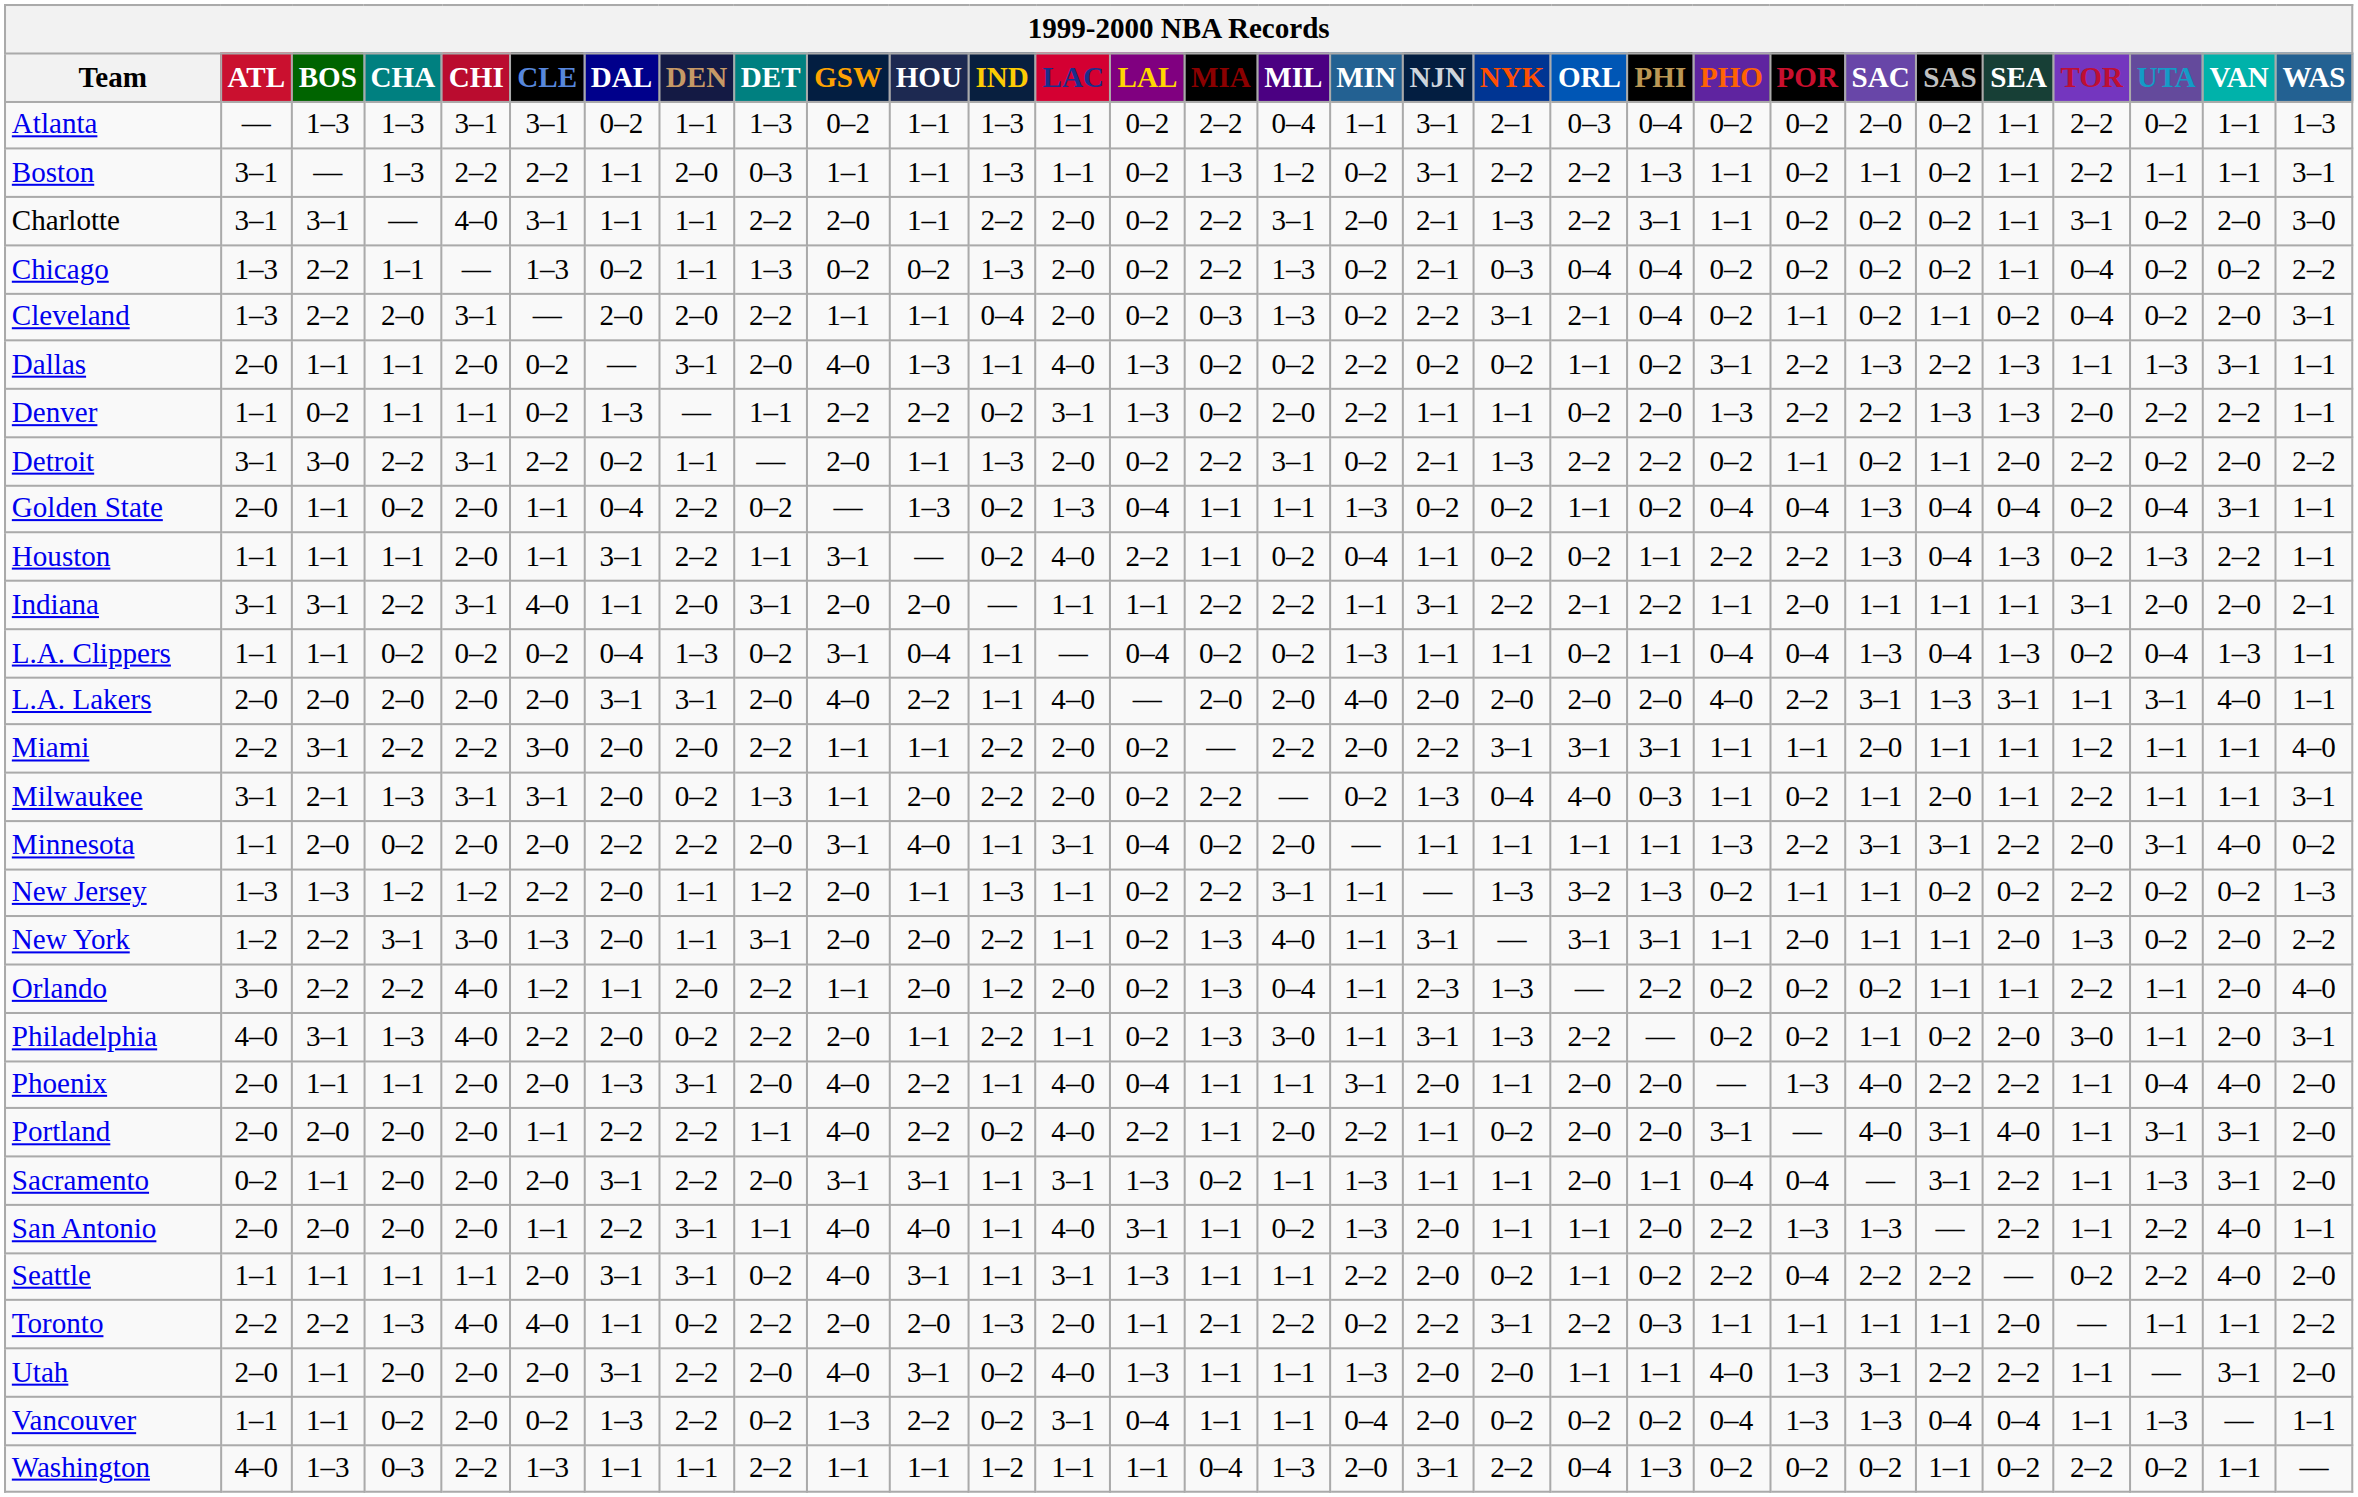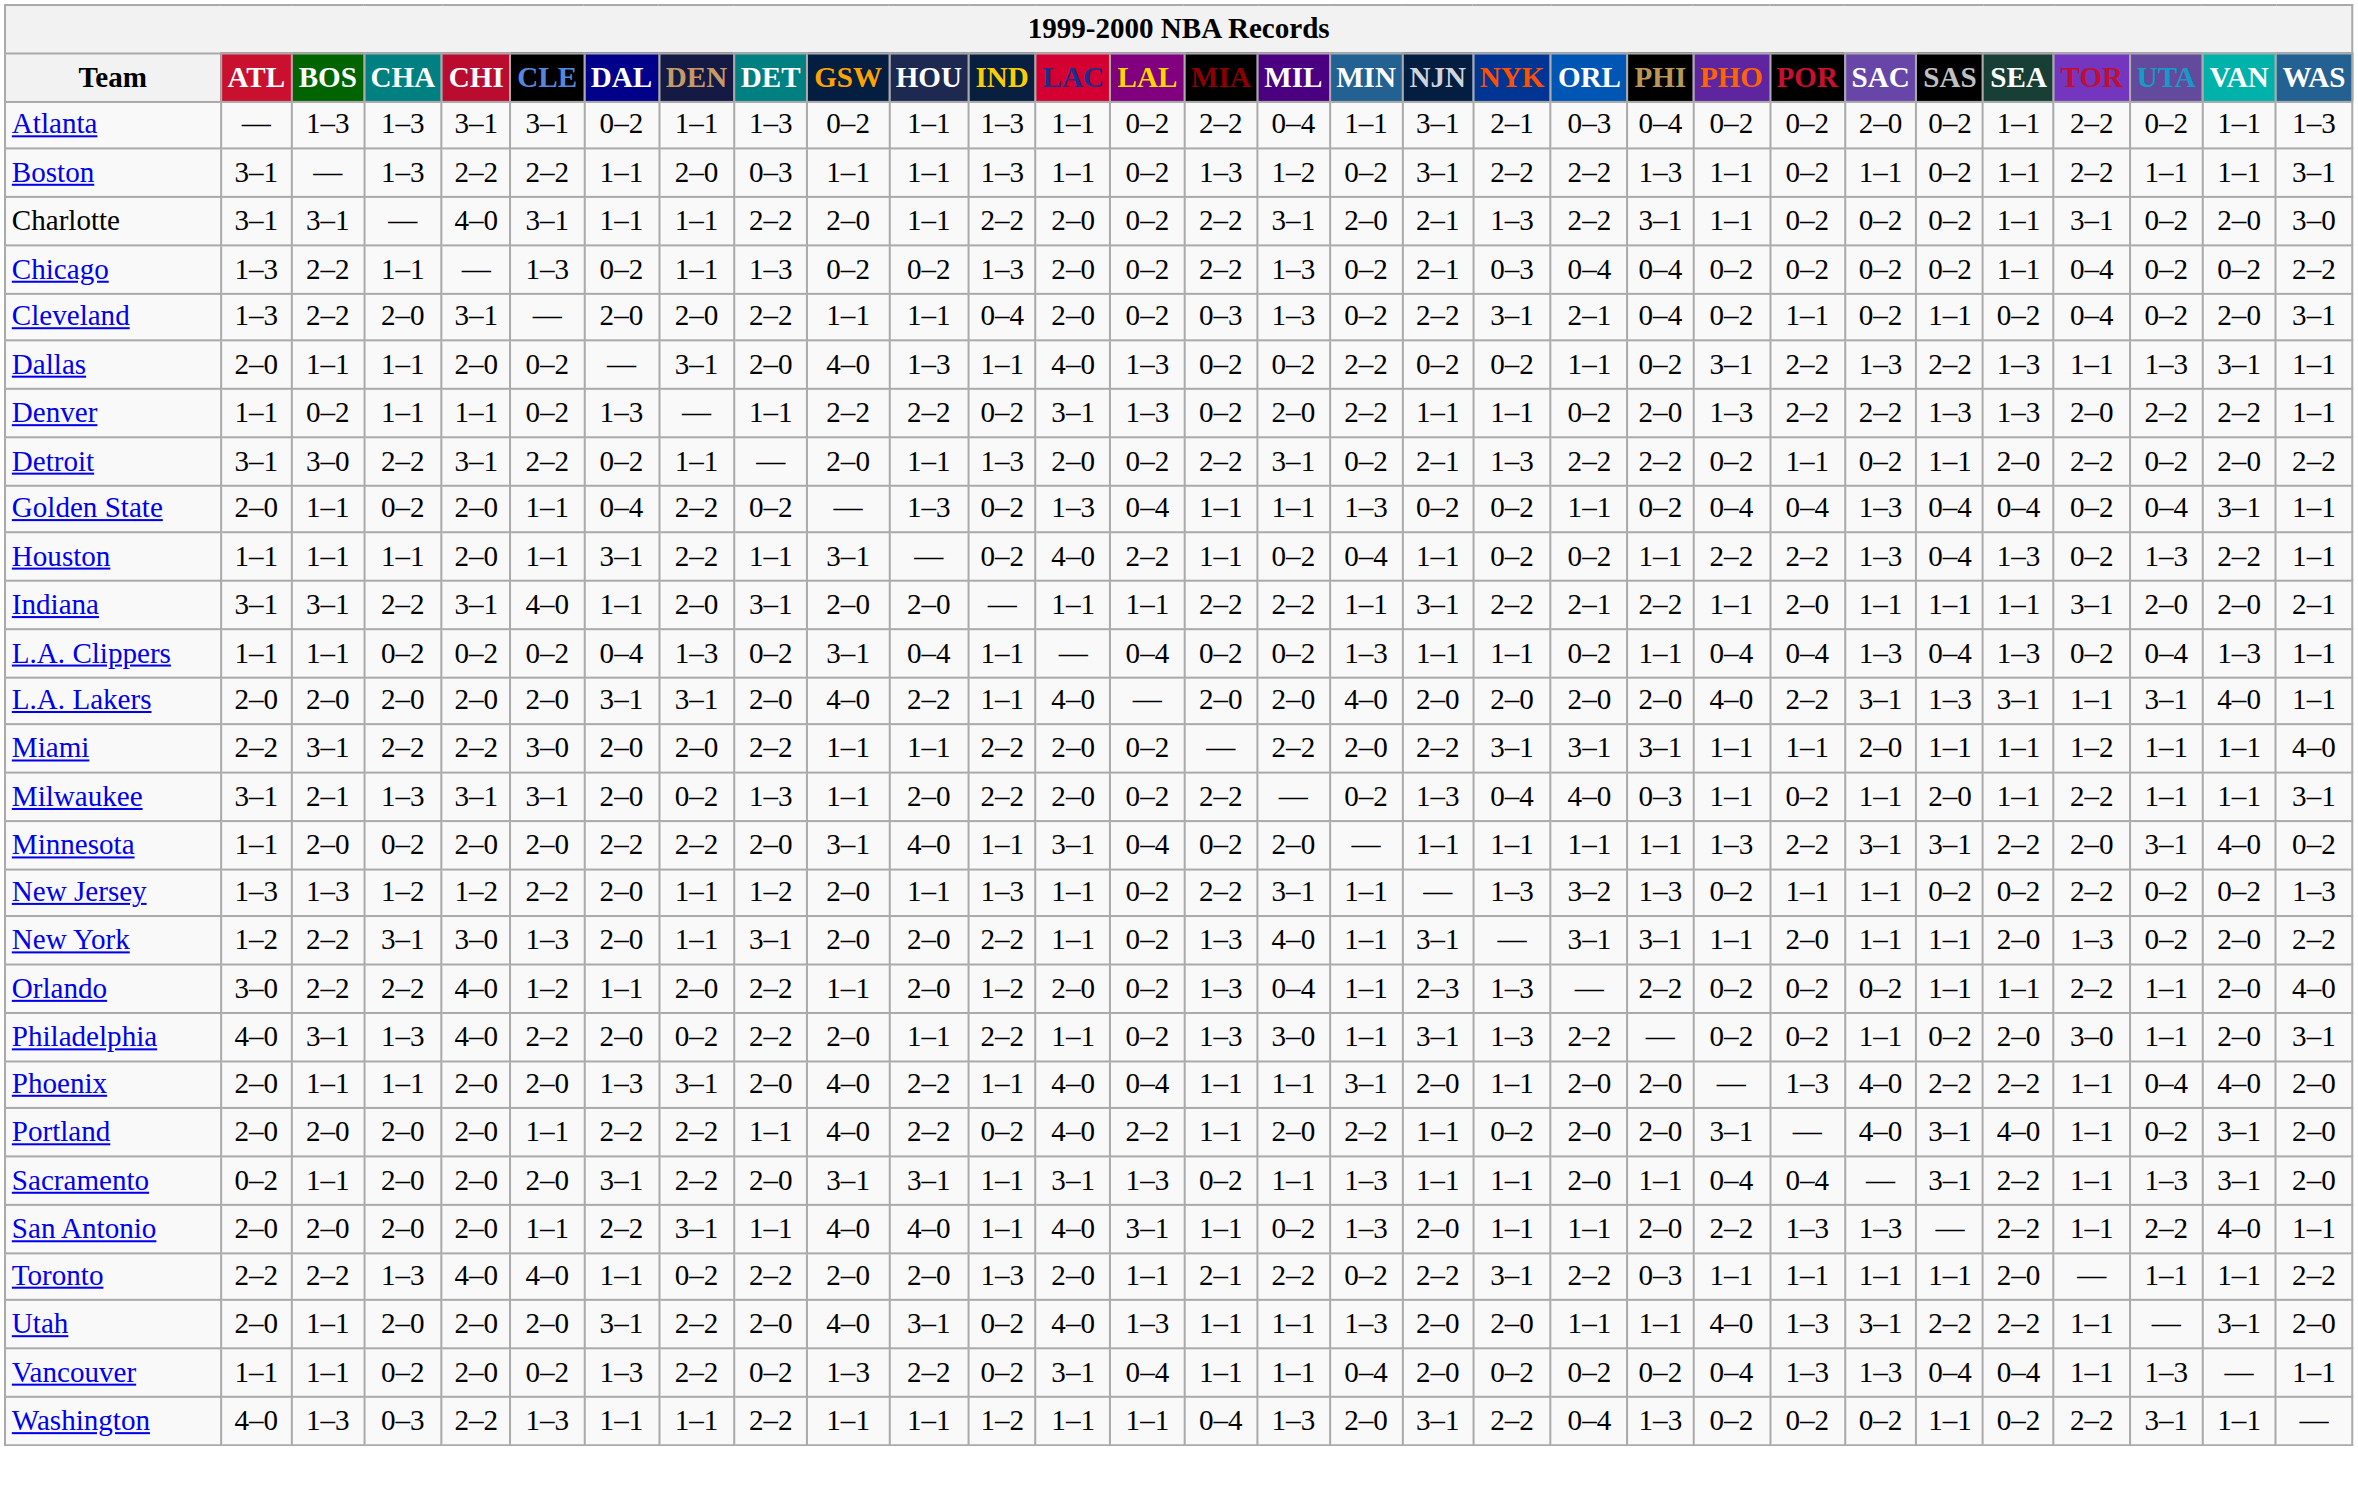(2166, 1132) 3–1 -> (2166, 1132) 0–2
- row: (51, 1276)
(2166, 1468) 0–2 -> (2166, 1420) 3–1
